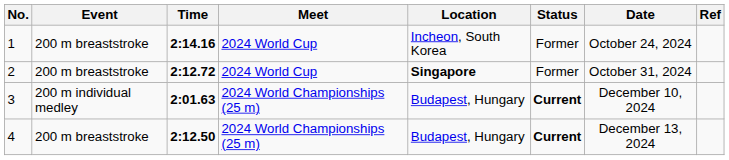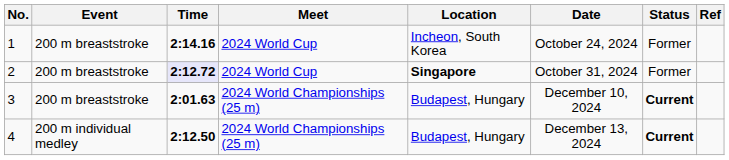columns swapped: (640, 15) <-> (557, 15)
(193, 72) no background -> (193, 72) lavender background
(83, 100) 200 m individual medley -> (92, 100) 200 m breaststroke
(92, 136) 200 m breaststroke -> (83, 136) 200 m individual medley
